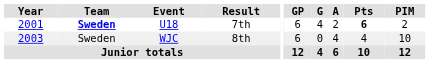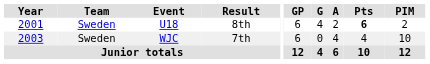(97, 25) bold -> (97, 25) normal
(241, 25) 7th -> (241, 25) 8th
(241, 38) 8th -> (241, 38) 7th
